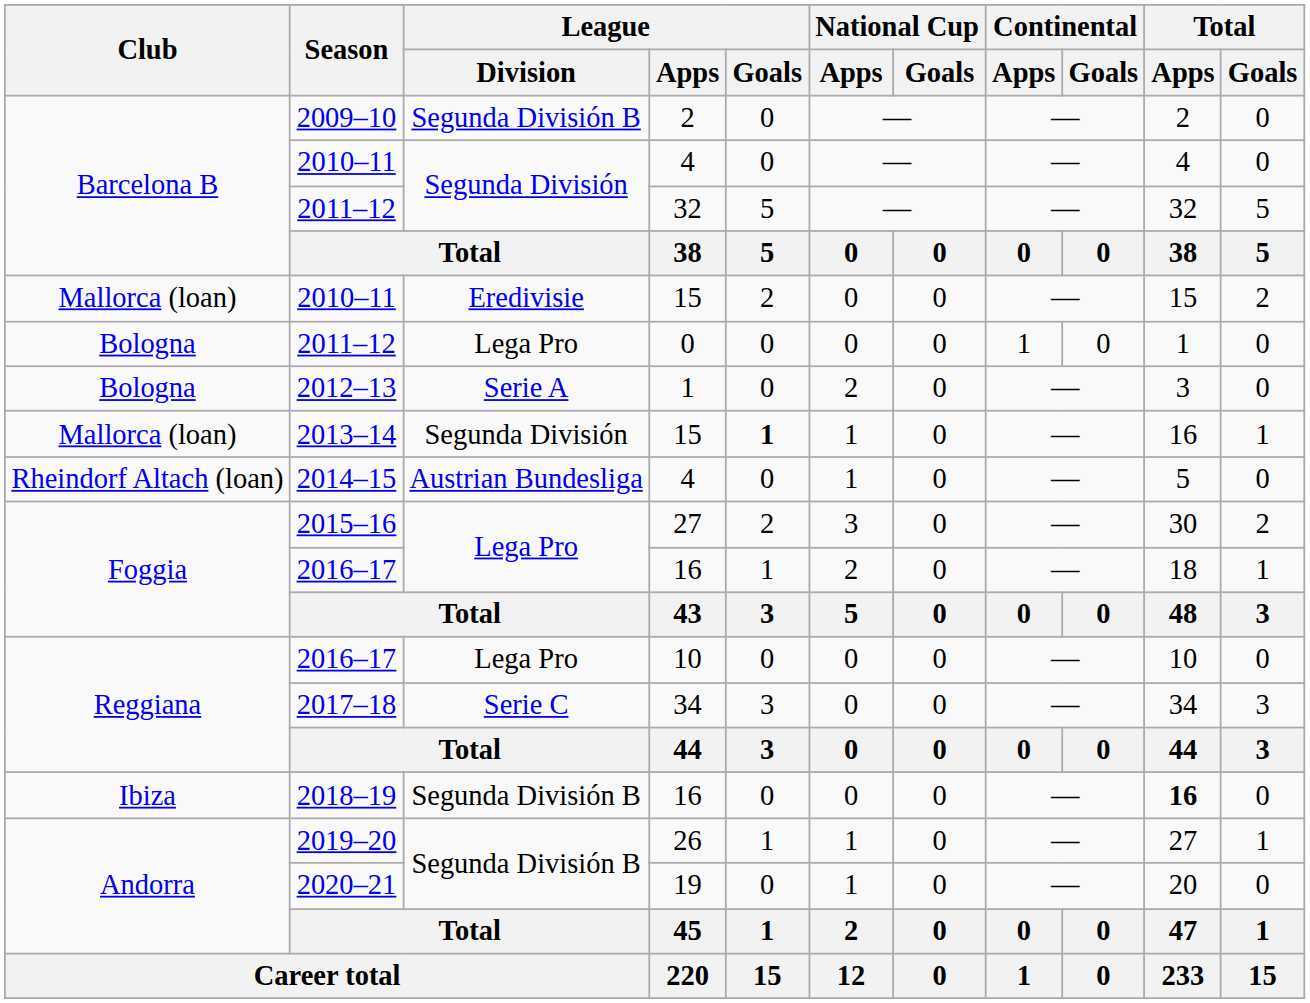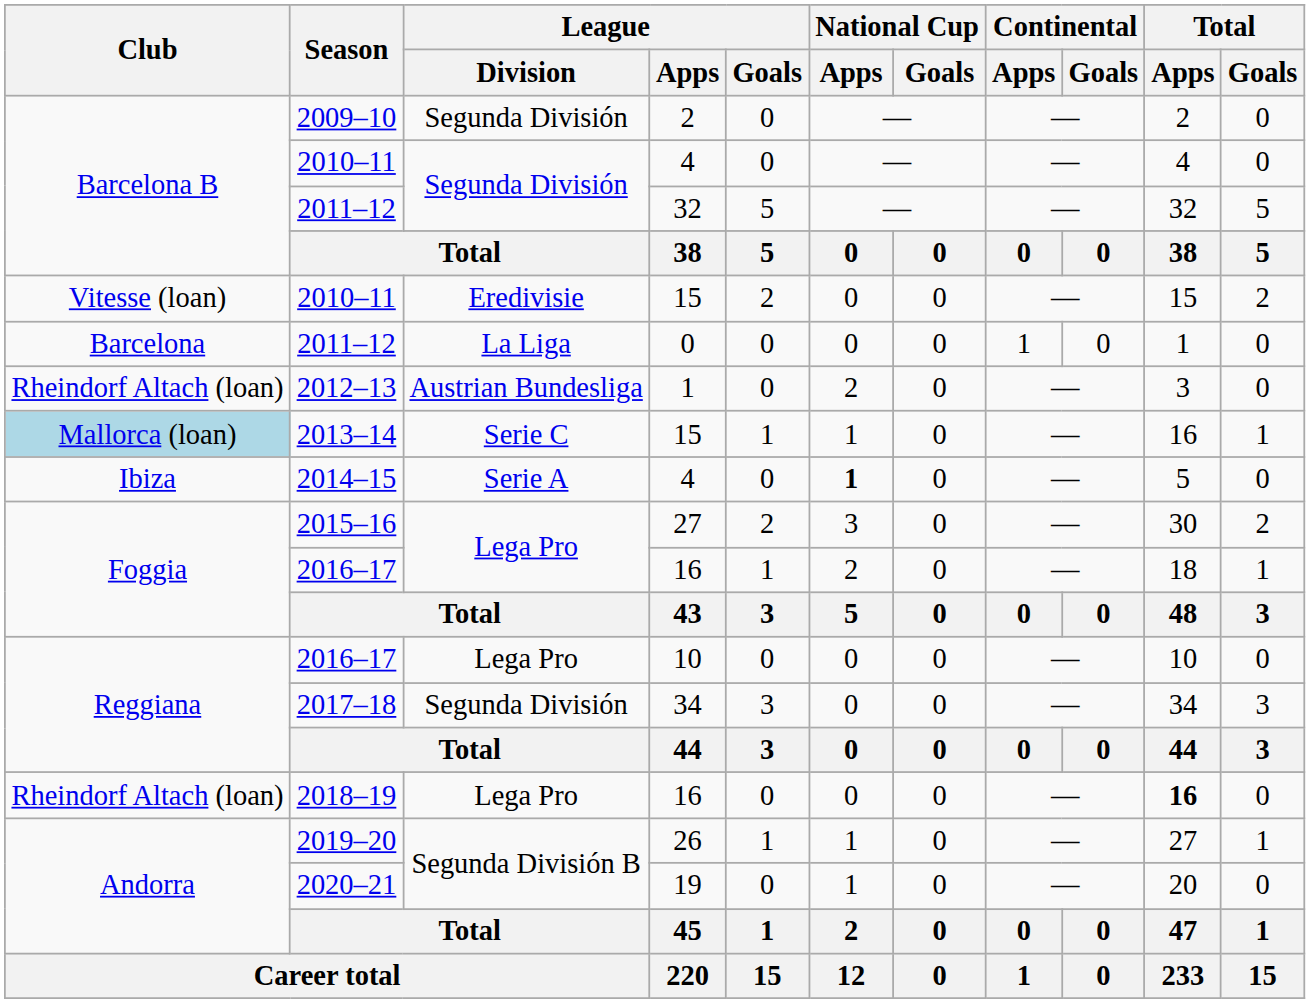(526, 117) Segunda División B -> (526, 117) Segunda División
(147, 298) Mallorca (loan) -> (147, 298) Vitesse (loan)
(147, 343) Bologna -> (147, 343) Barcelona
(526, 343) Lega Pro -> (526, 343) La Liga
(147, 388) Bologna -> (147, 388) Rheindorf Altach (loan)
(526, 388) Serie A -> (526, 388) Austrian Bundesliga
(147, 433) no background -> (147, 433) lightblue background
(526, 433) Segunda División -> (526, 433) Serie C
(767, 433) bold -> (767, 433) normal
(147, 478) Rheindorf Altach (loan) -> (147, 478) Ibiza
(526, 478) Austrian Bundesliga -> (526, 478) Serie A
(851, 478) normal -> (851, 478) bold
(526, 704) Serie C -> (526, 704) Segunda División
(147, 794) Ibiza -> (147, 794) Rheindorf Altach (loan)
(526, 794) Segunda División B -> (526, 794) Lega Pro
